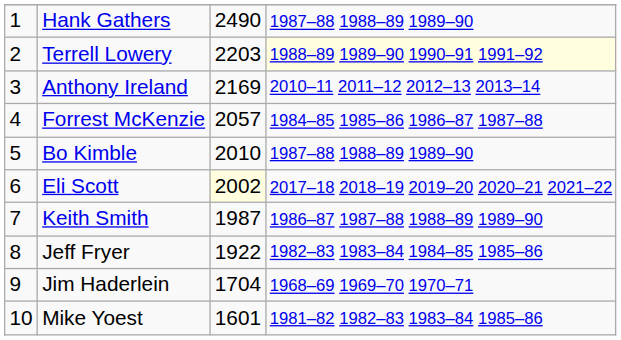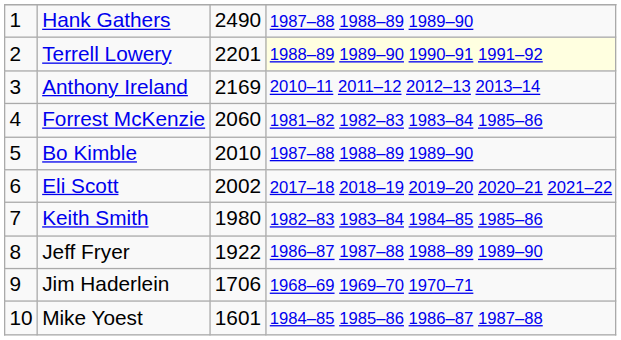(238, 53) 2203 -> (238, 53) 2201
(238, 119) 2057 -> (238, 119) 2060
(406, 120) 1984–85 1985–86 1986–87 1987–88 -> (406, 120) 1981–82 1982–83 1983–84 1985–86
(238, 185) lightyellow background -> (238, 185) no background
(238, 218) 1987 -> (238, 218) 1980
(406, 219) 1986–87 1987–88 1988–89 1989–90 -> (406, 219) 1982–83 1983–84 1984–85 1985–86
(406, 252) 1982–83 1983–84 1984–85 1985–86 -> (406, 252) 1986–87 1987–88 1988–89 1989–90
(238, 284) 1704 -> (238, 284) 1706
(406, 318) 1981–82 1982–83 1983–84 1985–86 -> (406, 318) 1984–85 1985–86 1986–87 1987–88
